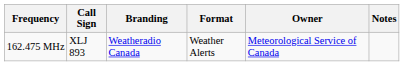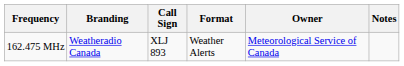columns swapped: (87, 18) <-> (147, 18)
